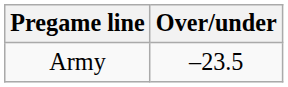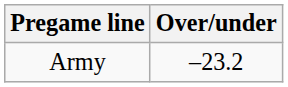(216, 61) –23.5 -> (216, 61) –23.2
